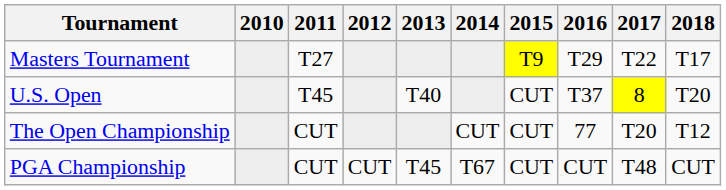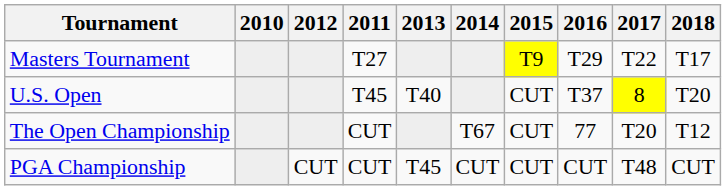columns swapped: (316, 22) <-> (370, 22)
(477, 131) CUT -> (477, 131) T67
(477, 167) T67 -> (477, 167) CUT
